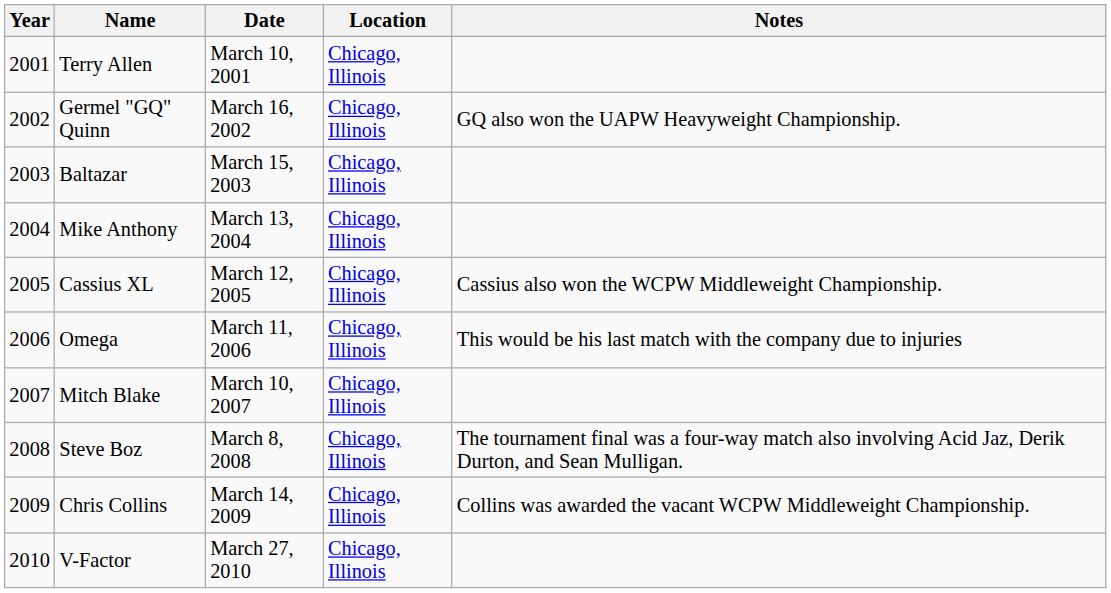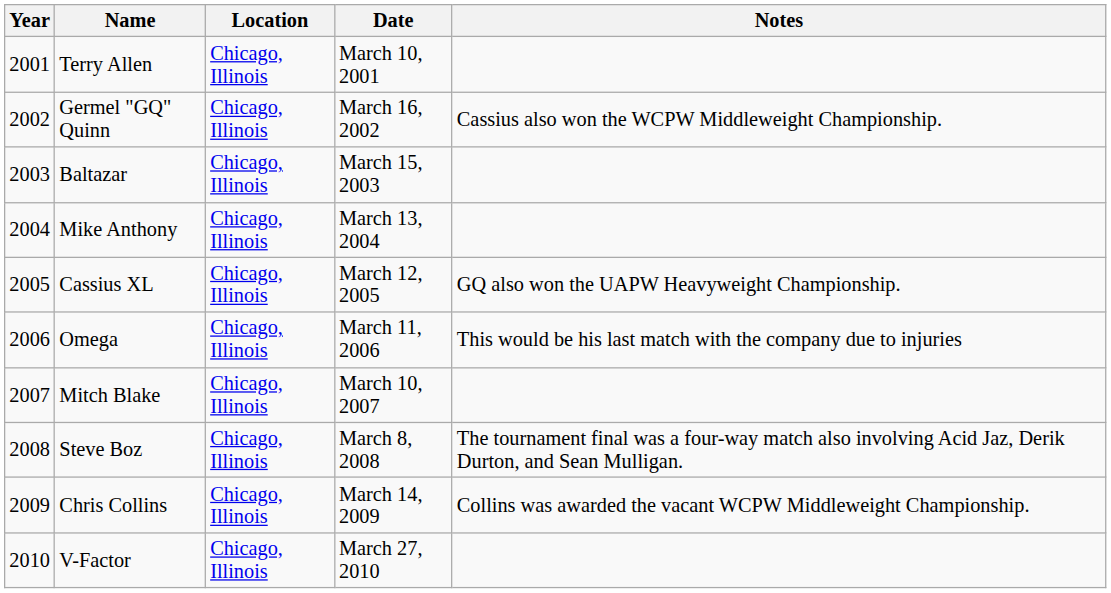columns swapped: (264, 20) <-> (388, 20)
(679, 119) GQ also won the UAPW Heavyweight Championship. -> (699, 119) Cassius also won the WCPW Middleweight Championship.
(699, 284) Cassius also won the WCPW Middleweight Championship. -> (679, 284) GQ also won the UAPW Heavyweight Championship.
